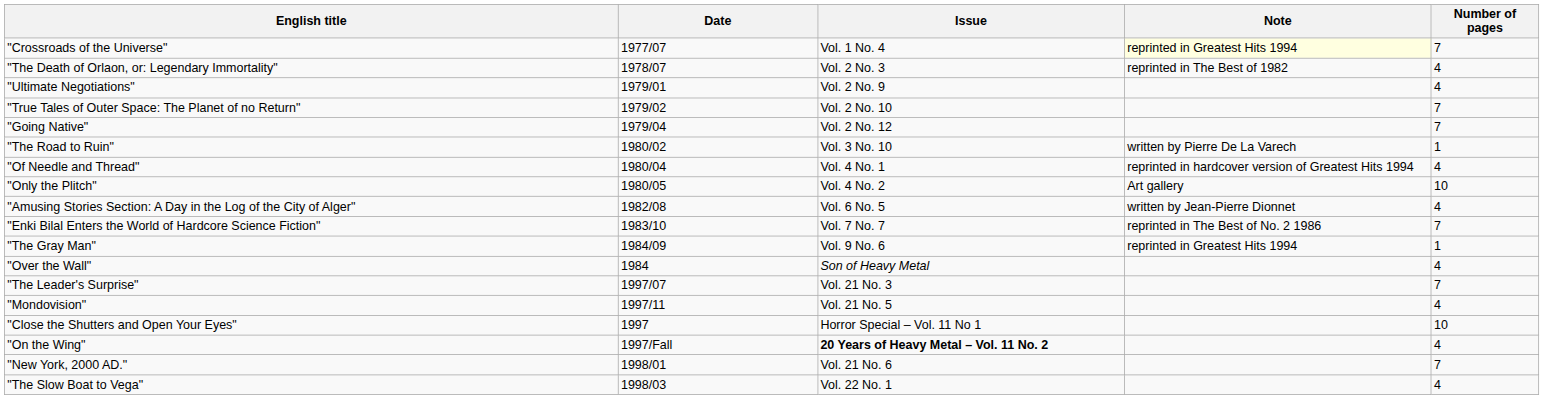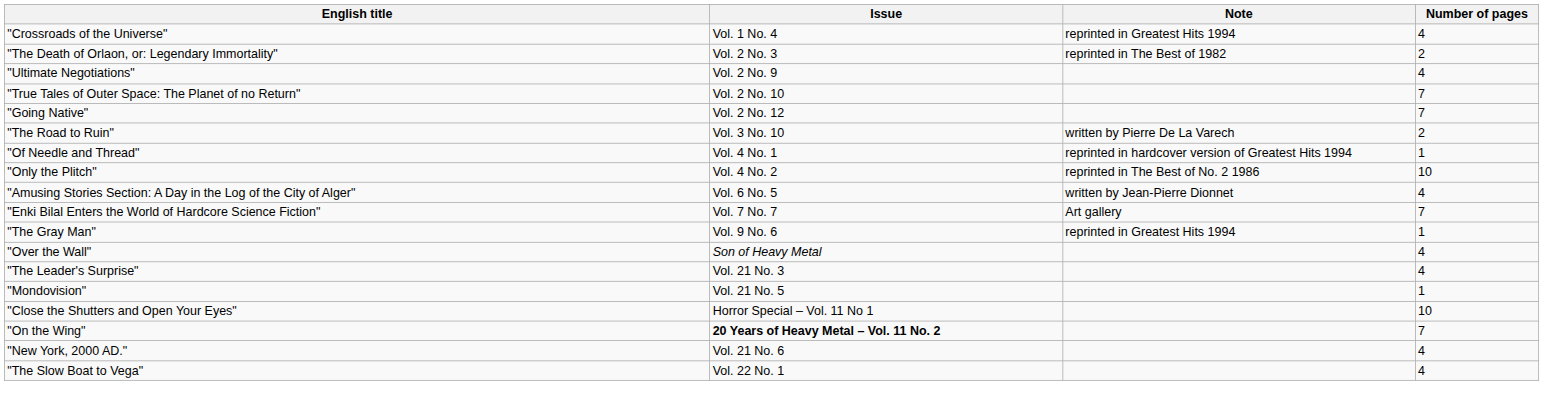- column: (718, 21)
(1212, 48) lightyellow background -> (1150, 34) no background
(1438, 48) 7 -> (1422, 34) 4
(1438, 68) 4 -> (1422, 53) 2
(1438, 147) 1 -> (1422, 133) 2
(1438, 166) 4 -> (1422, 152) 1
(1155, 186) Art gallery -> (1162, 172) reprinted in The Best of No. 2 1986
(1224, 226) reprinted in The Best of No. 2 1986 -> (1093, 212) Art gallery
(1438, 285) 7 -> (1422, 271) 4
(1438, 305) 4 -> (1422, 291) 1
(1438, 345) 4 -> (1422, 331) 7
(1438, 364) 7 -> (1422, 350) 4
